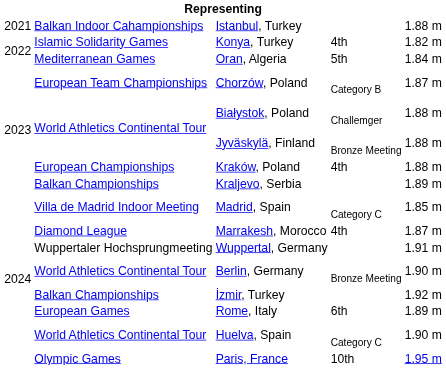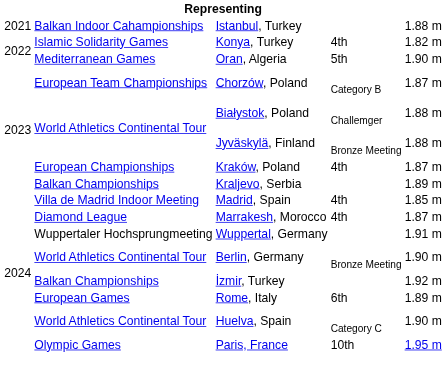(423, 59) 1.84 m -> (423, 59) 1.90 m
(423, 167) 1.88 m -> (423, 167) 1.87 m
(356, 215) Category C -> (339, 200) 4th
